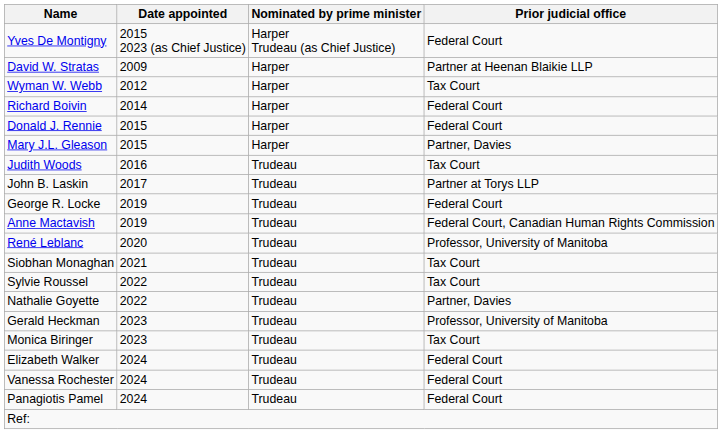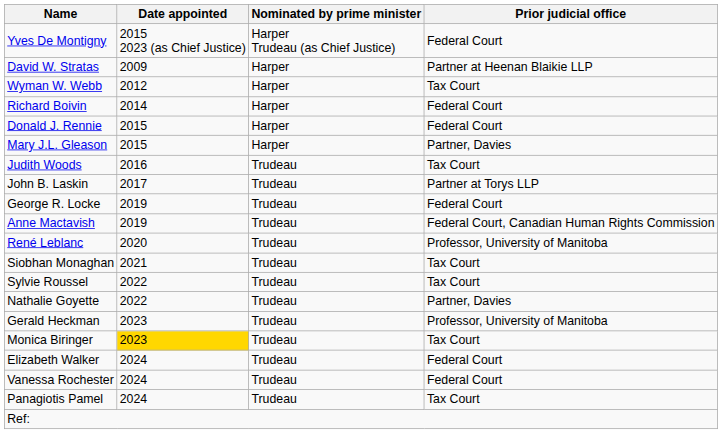(133, 340) no background -> (133, 340) gold background
(465, 399) Federal Court -> (453, 399) Tax Court
